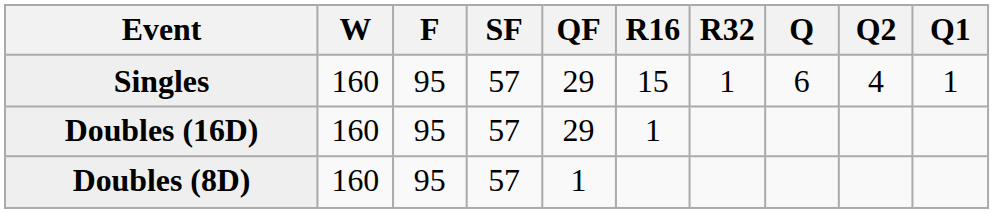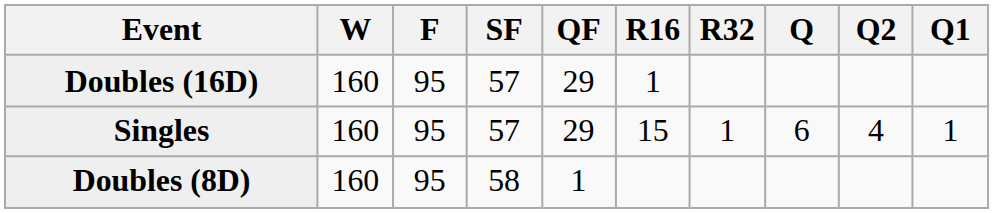rows swapped: (162, 80) <-> (162, 130)
(504, 181) 57 -> (504, 181) 58
